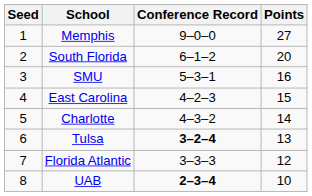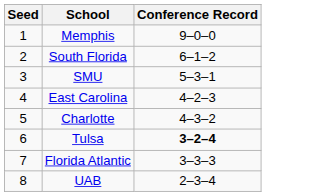- column: (284, 14)
(197, 181) bold -> (197, 181) normal
